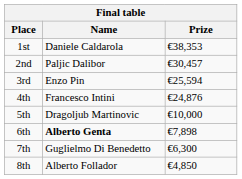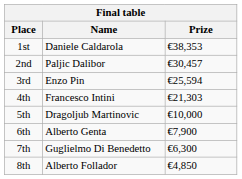(185, 98) €24,876 -> (185, 98) €21,303
(78, 132) bold -> (76, 132) normal
(182, 132) €7,898 -> (182, 132) €7,900
